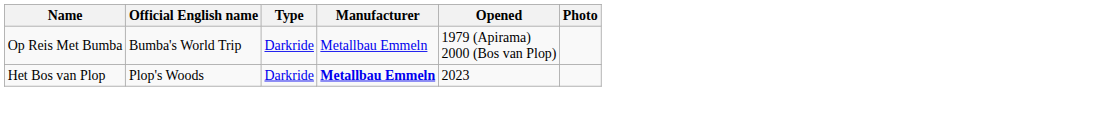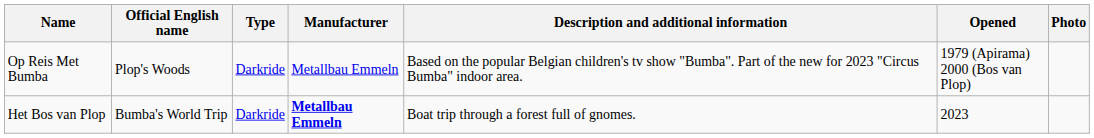+ column: (671, 23)
(185, 45) Bumba's World Trip -> (153, 68) Plop's Woods
(166, 75) Plop's Woods -> (171, 114) Bumba's World Trip
